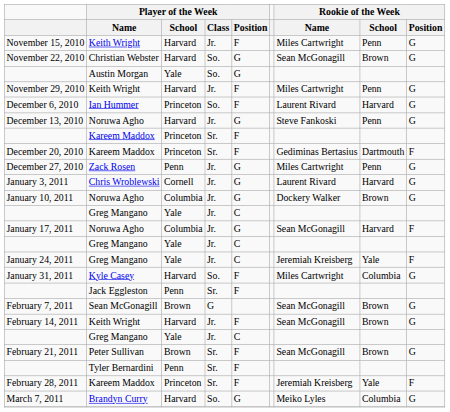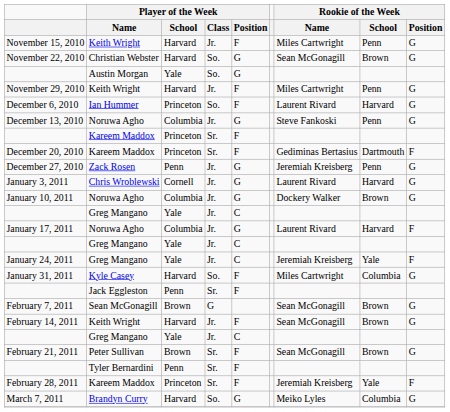(180, 120) Harvard -> (183, 120) Columbia
(310, 167) Miles Cartwright -> (314, 167) Jeremiah Kreisberg
(311, 228) Sean McGonagill -> (306, 228) Laurent Rivard
